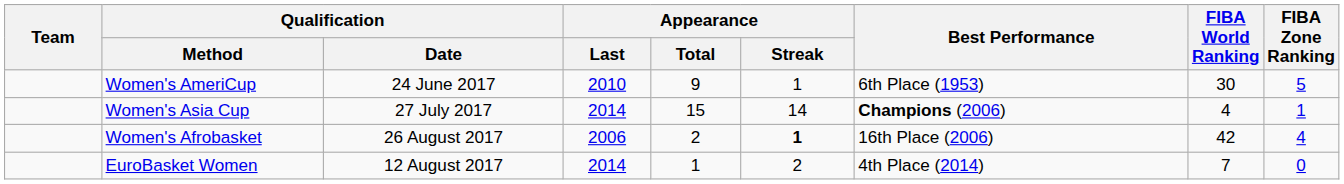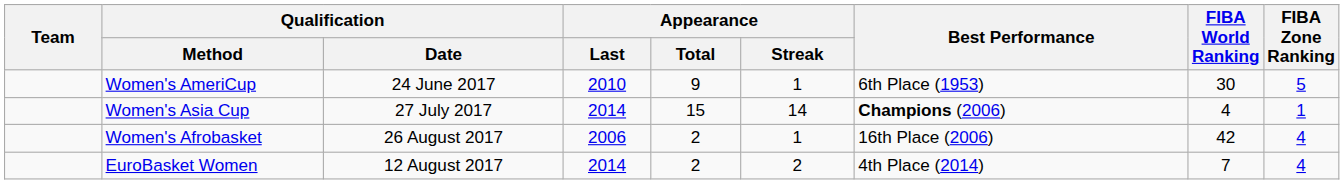(797, 138) bold -> (797, 138) normal
(695, 165) 1 -> (695, 165) 2
(1301, 165) 0 -> (1301, 165) 4
